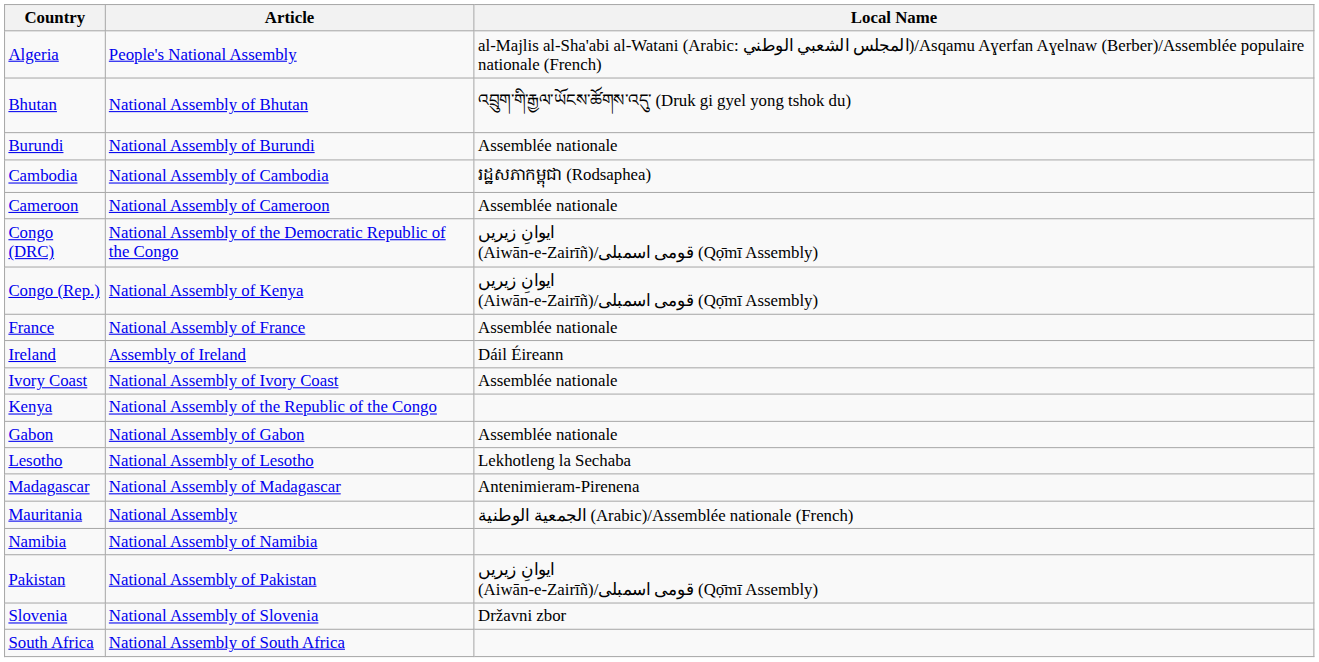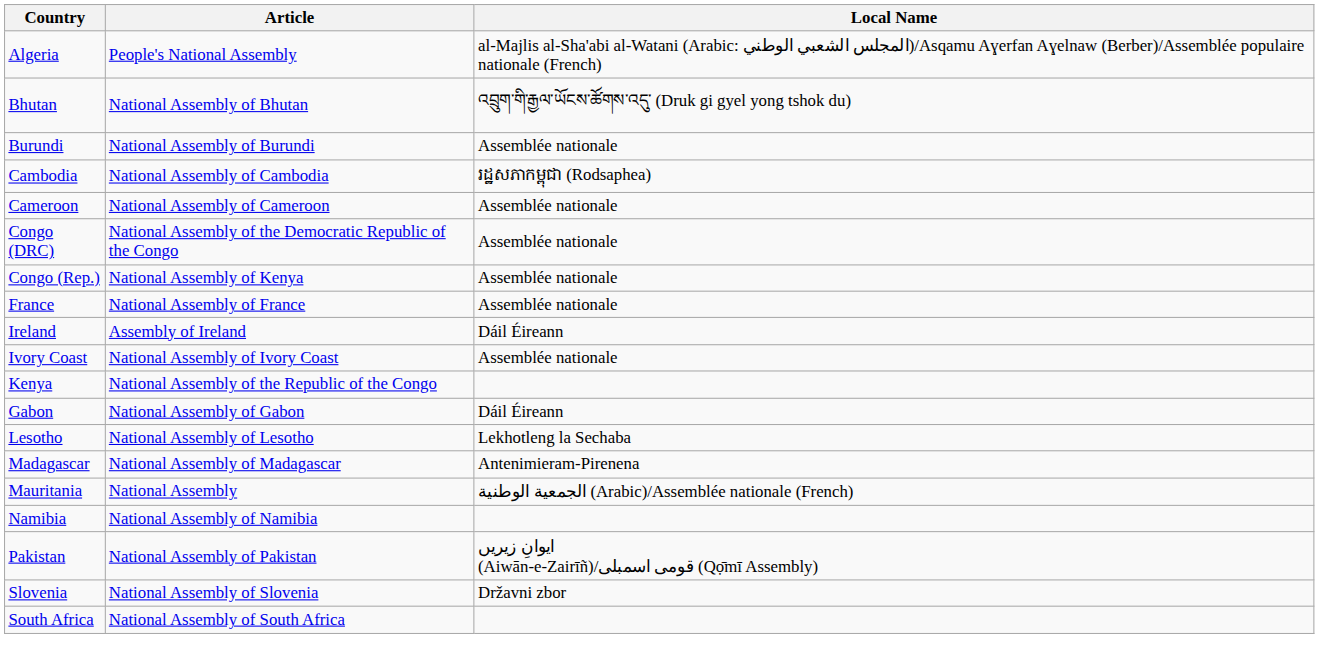(648, 243) ایوانِ زیریں (Aiwān-e-Zairīñ)/قومی اسمبلی (Qọ̄mī Assembly) -> (548, 241) Assemblée nationale
(648, 290) ایوانِ زیریں (Aiwān-e-Zairīñ)/قومی اسمبلی (Qọ̄mī Assembly) -> (548, 277) Assemblée nationale
(548, 434) Assemblée nationale -> (521, 411) Dáil Éireann
